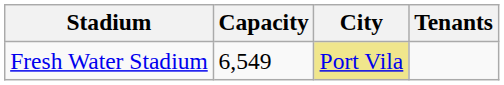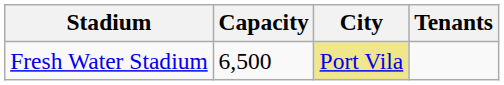(245, 60) 6,549 -> (245, 60) 6,500
